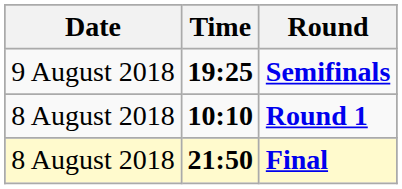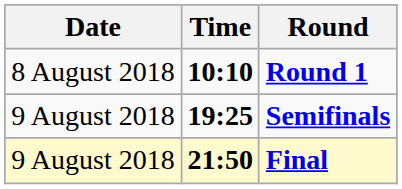rows swapped: (317, 115) <-> (328, 71)
(93, 159) 8 August 2018 -> (93, 159) 9 August 2018
